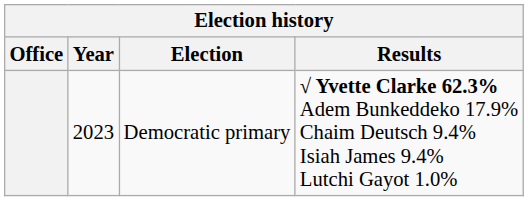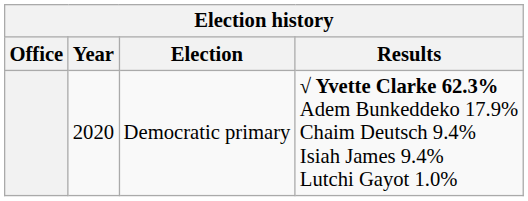(93, 132) 2023 -> (93, 132) 2020
